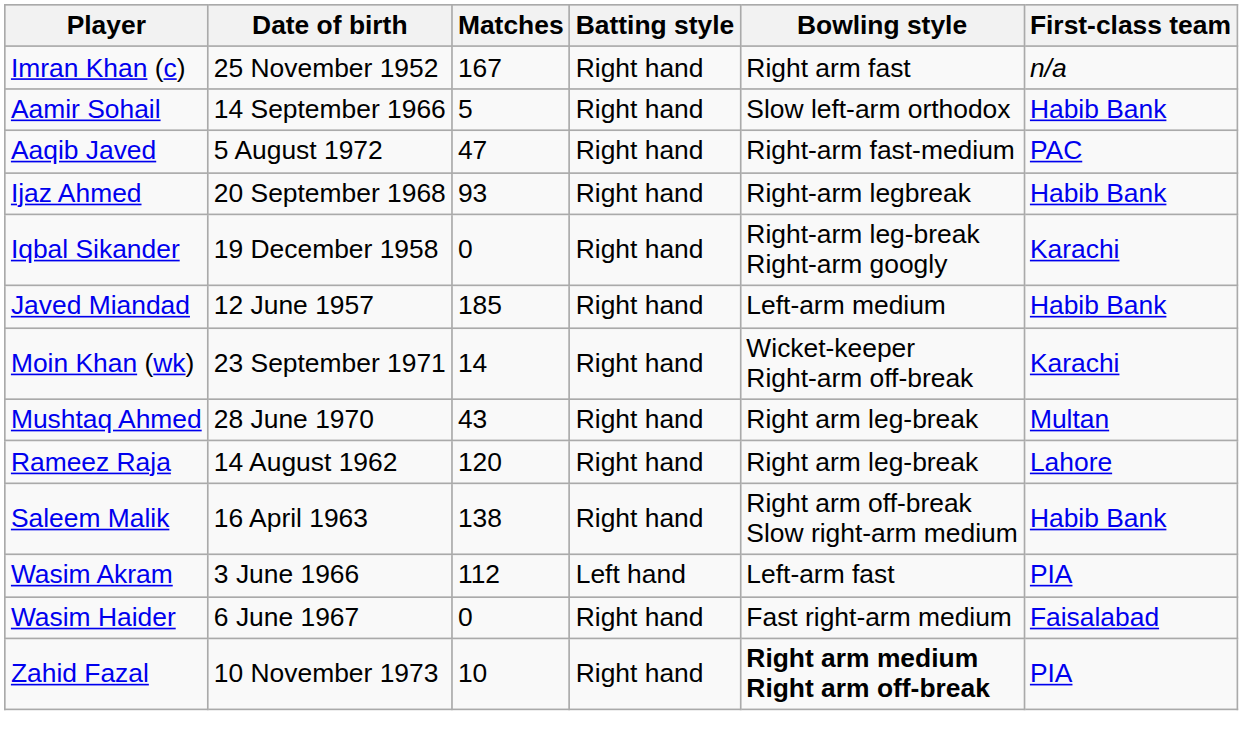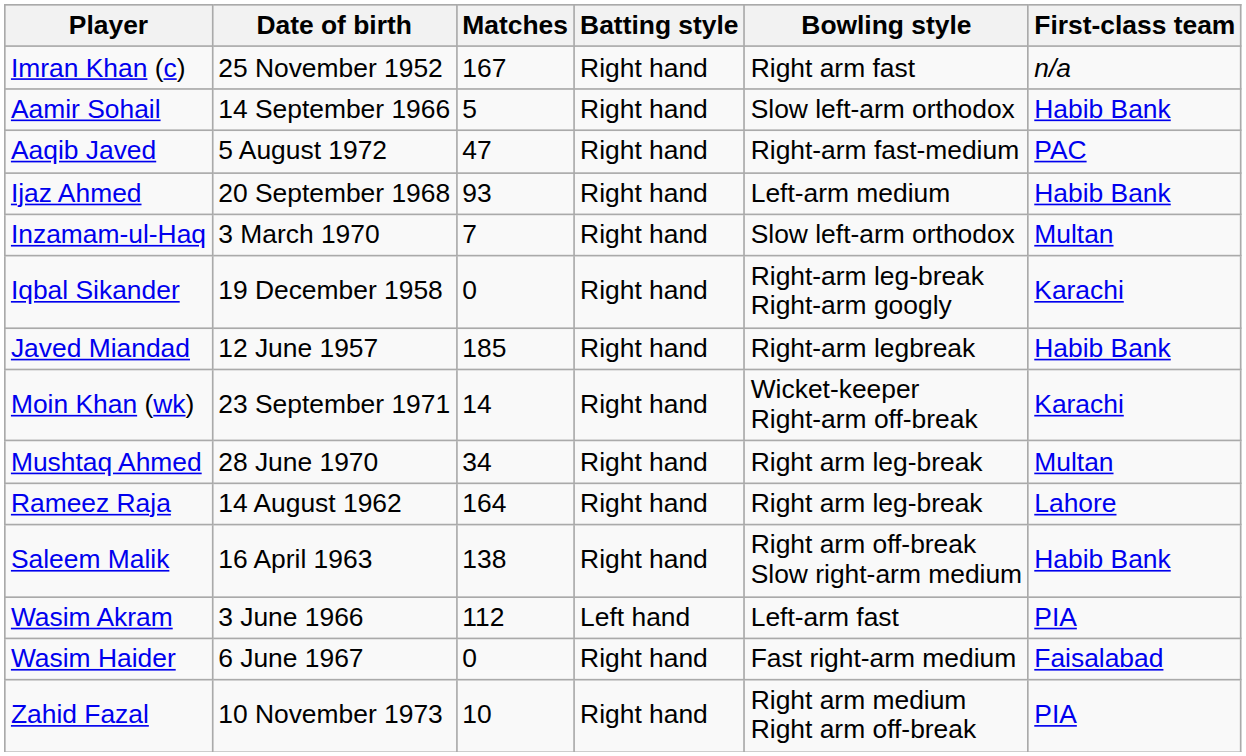(859, 192) Right-arm legbreak -> (850, 192) Left-arm medium
+ row: (108, 234)
(846, 306) Left-arm medium -> (863, 348) Right-arm legbreak
(473, 419) 43 -> (477, 461) 34
(480, 461) 120 -> (484, 503) 164
(868, 673) bold -> (863, 715) normal
